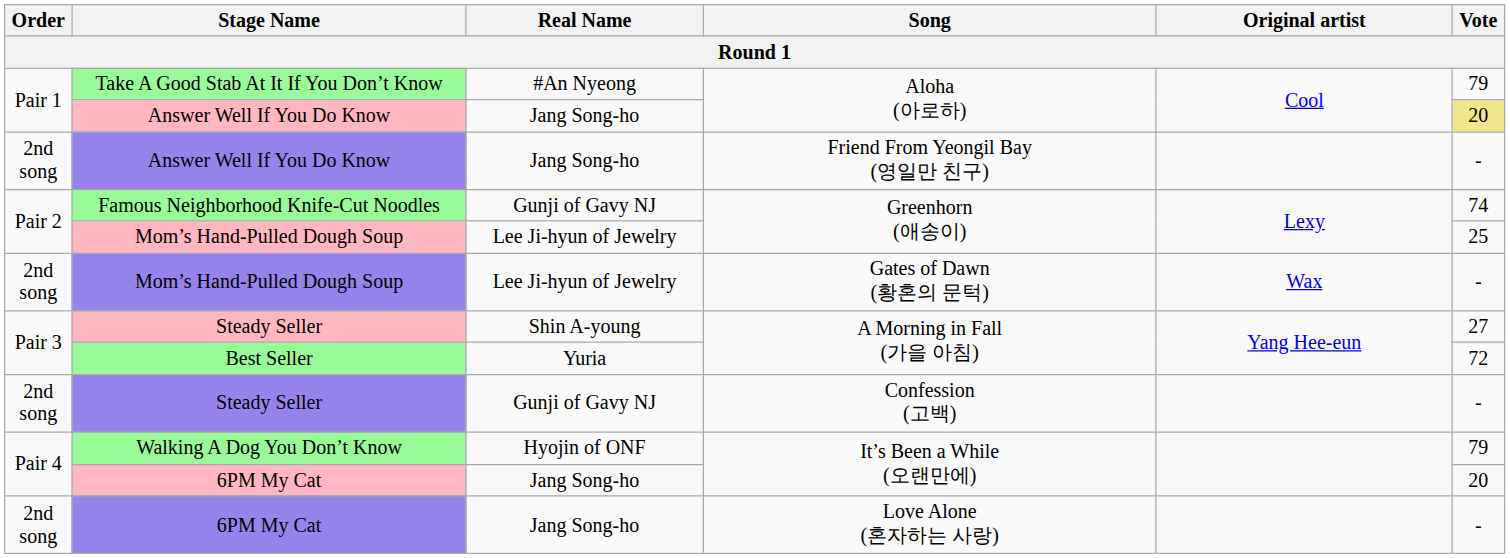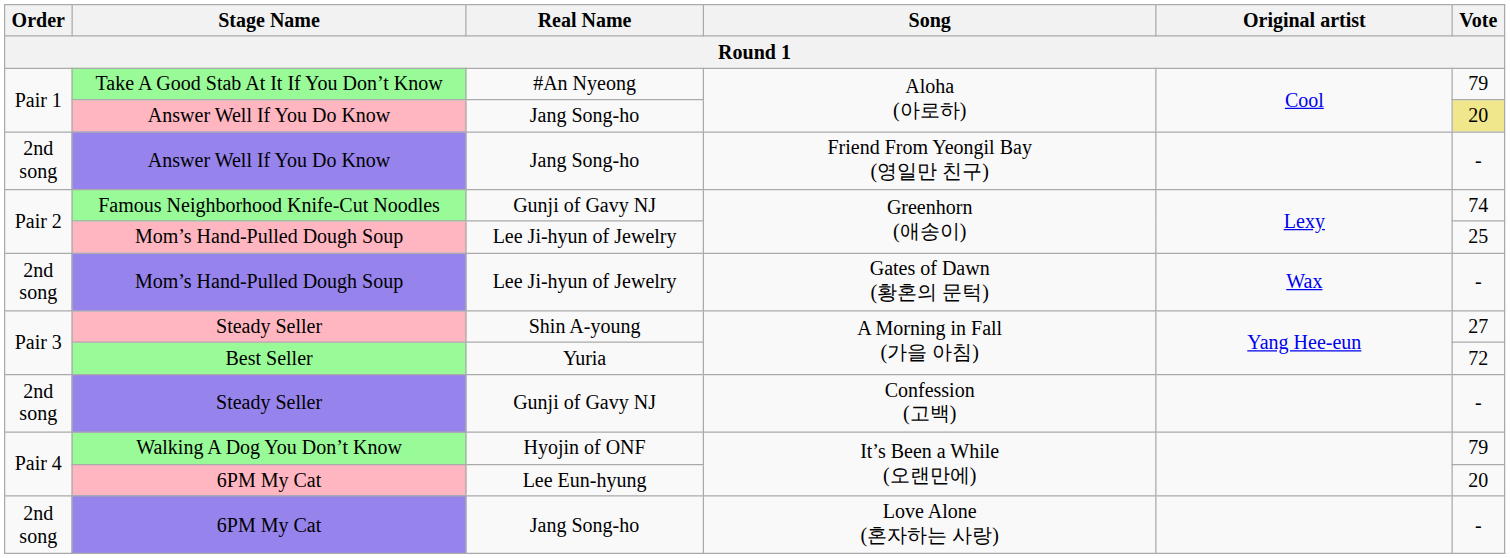(585, 479) Jang Song-ho -> (585, 479) Lee Eun-hyung
